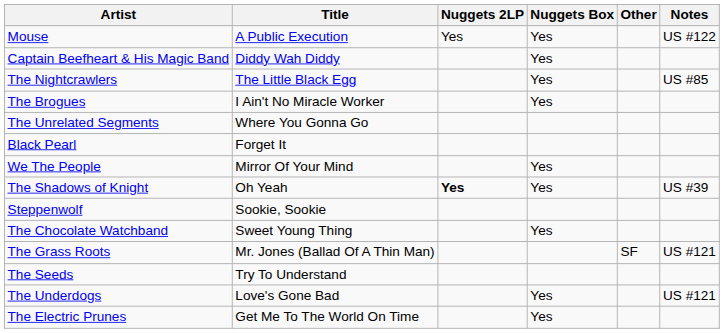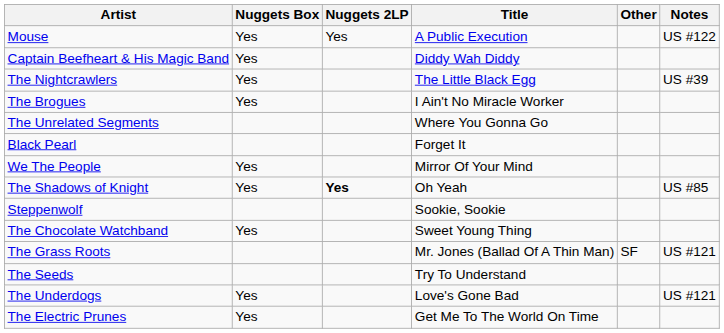columns swapped: (335, 15) <-> (572, 15)
(686, 79) US #85 -> (686, 79) US #39
(686, 187) US #39 -> (686, 187) US #85
